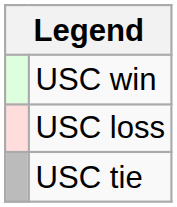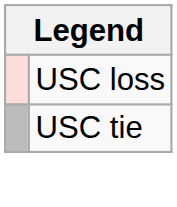- row: (96, 79)
